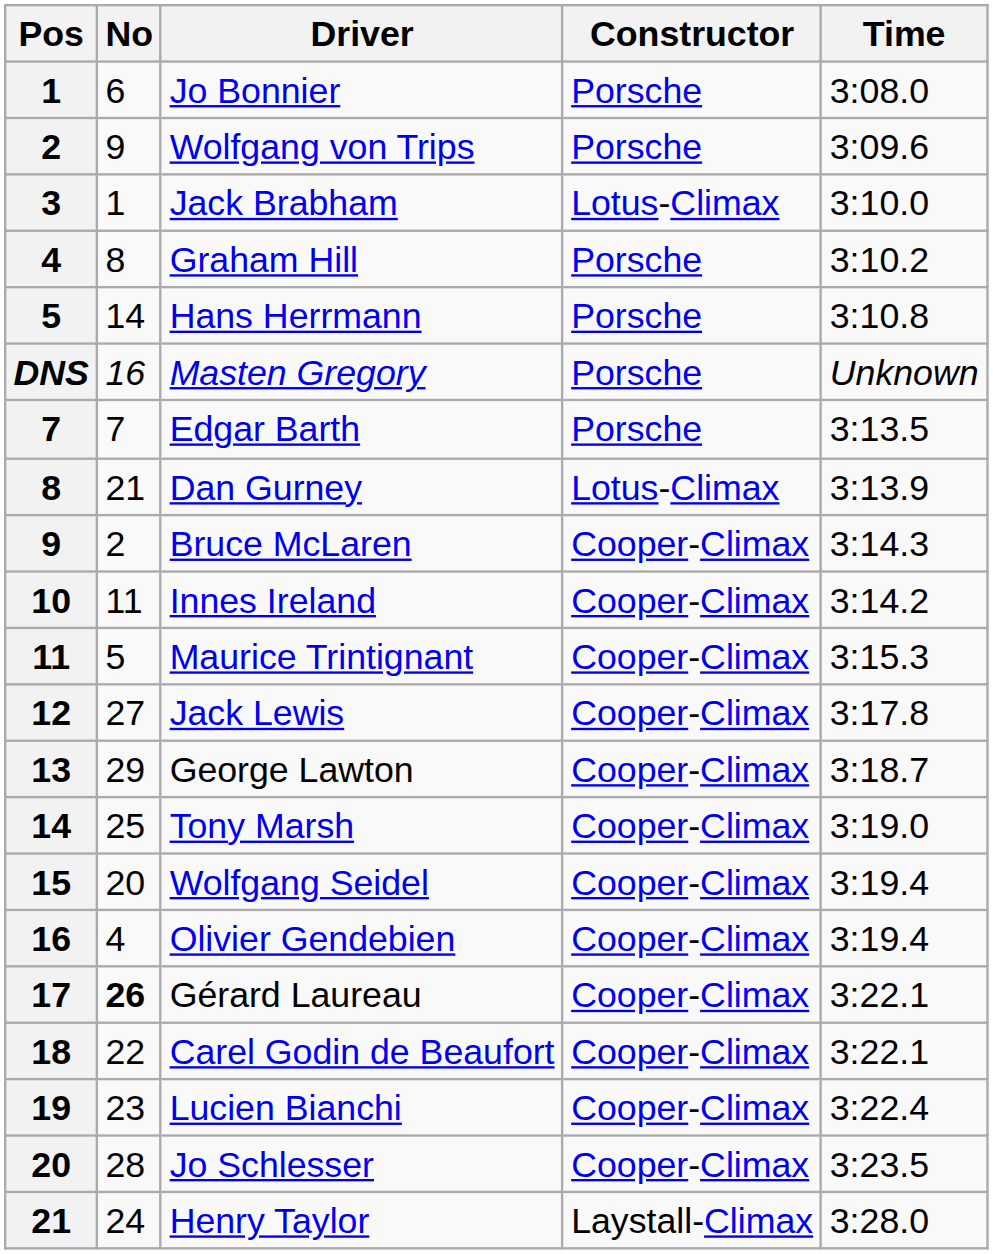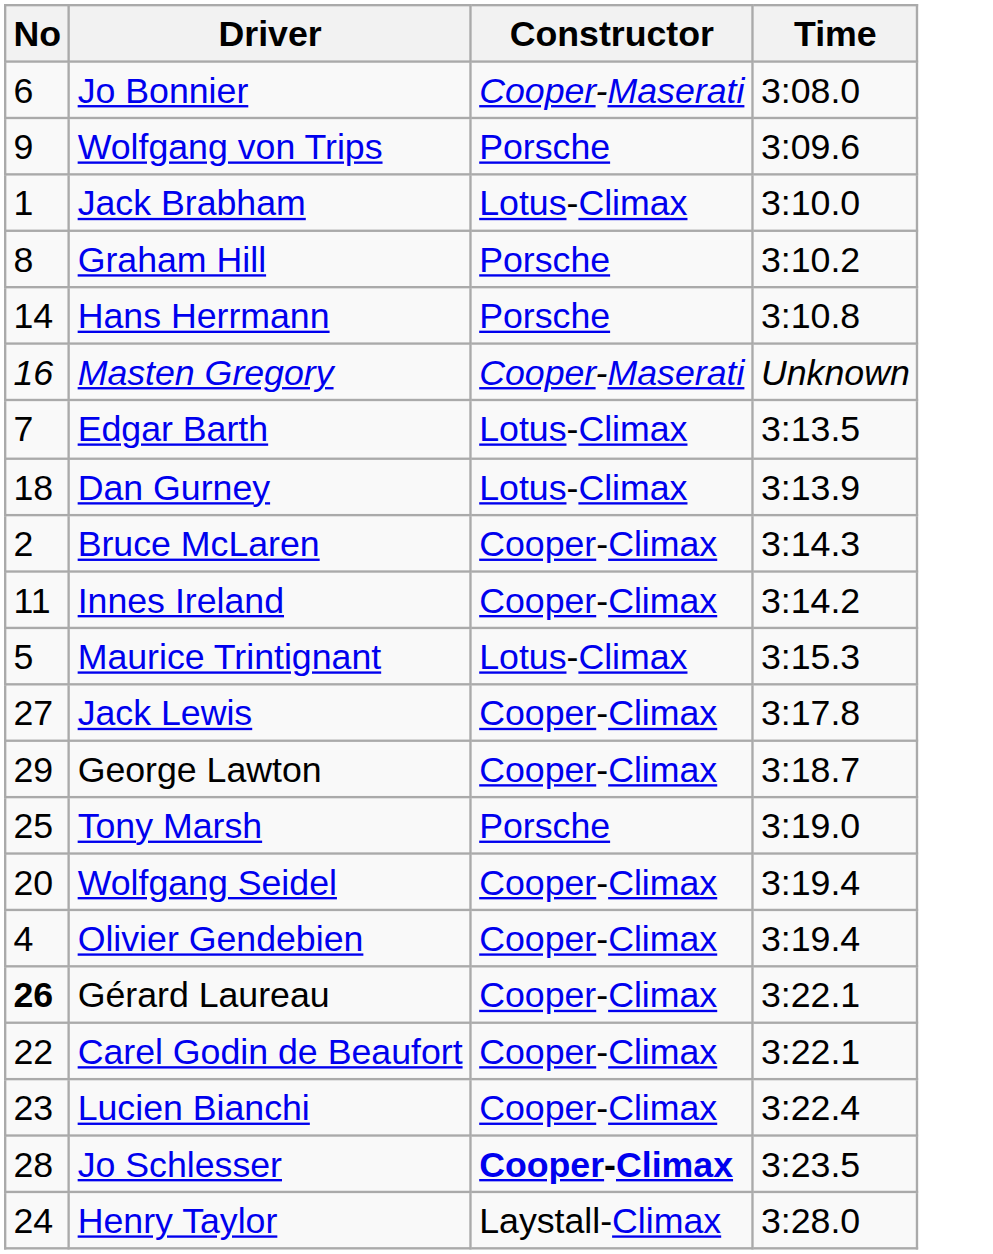- column: (51, 34)
(637, 90) Porsche -> (612, 90) Cooper-Maserati
(637, 373) Porsche -> (612, 373) Cooper-Maserati
(637, 429) Porsche -> (583, 429) Lotus-Climax
(125, 486) 21 -> (33, 486) 18
(690, 656) Cooper-Climax -> (583, 656) Lotus-Climax
(690, 825) Cooper-Climax -> (545, 825) Porsche
(690, 1165) normal -> (606, 1165) bold
